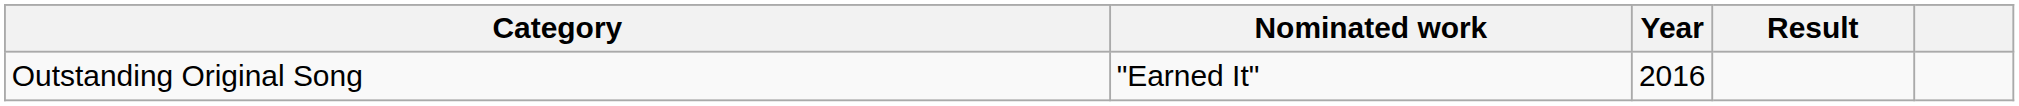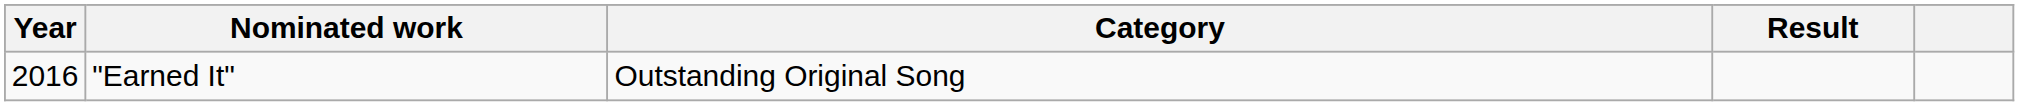columns swapped: (1672, 28) <-> (557, 28)
